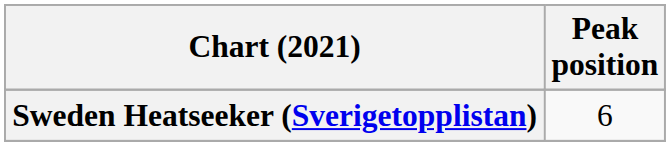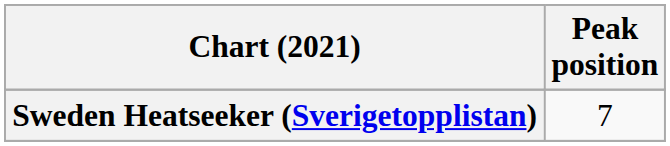(605, 114) 6 -> (605, 114) 7
